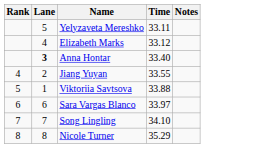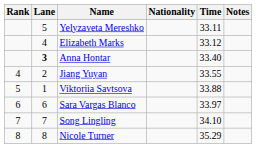+ column: (172, 12)
